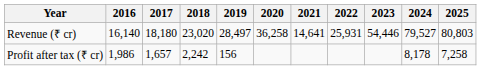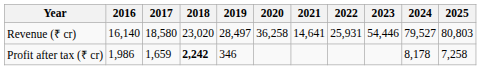(161, 33) 18,180 -> (161, 33) 18,580
(158, 54) 1,657 -> (158, 54) 1,659
(195, 54) normal -> (195, 54) bold
(228, 54) 156 -> (228, 54) 346
